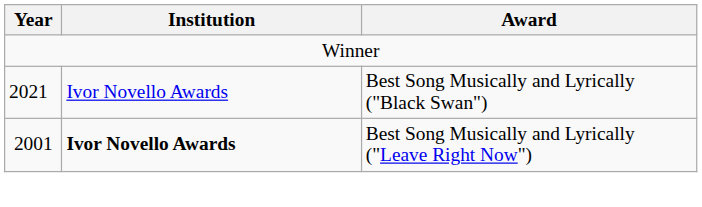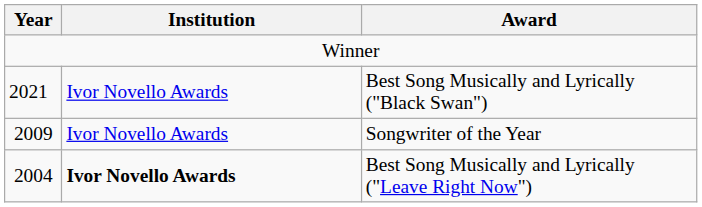+ row: (453, 133)
(33, 144) 2001 -> (33, 175) 2004
